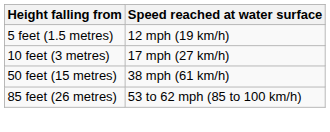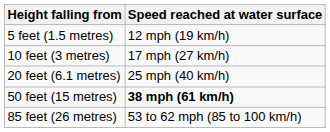+ row: (64, 76)
(179, 76) normal -> (181, 96) bold
